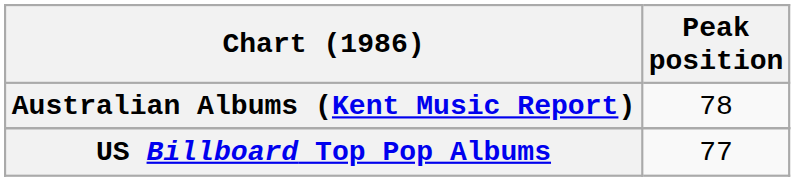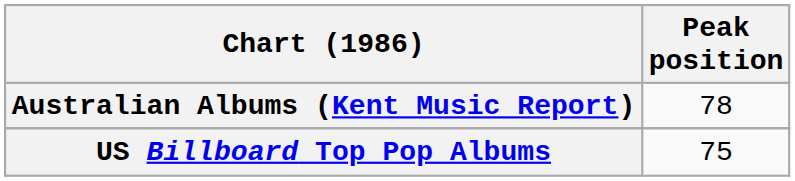(716, 152) 77 -> (716, 152) 75
